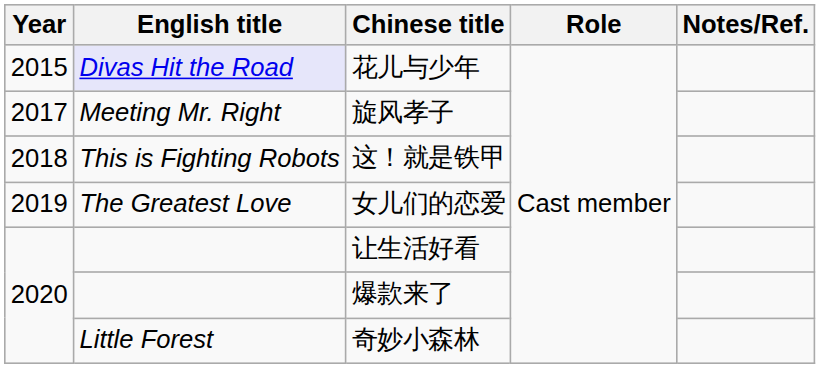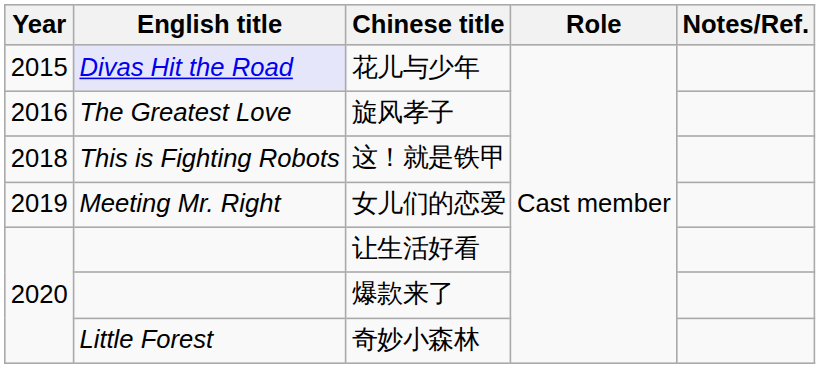(39, 113) 2017 -> (39, 113) 2016
(180, 113) Meeting Mr. Right -> (185, 113) The Greatest Love
(185, 204) The Greatest Love -> (180, 204) Meeting Mr. Right
